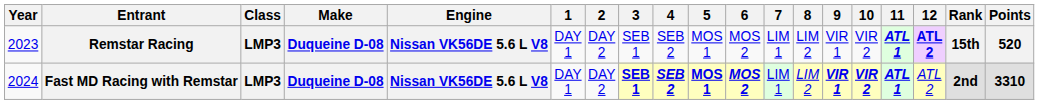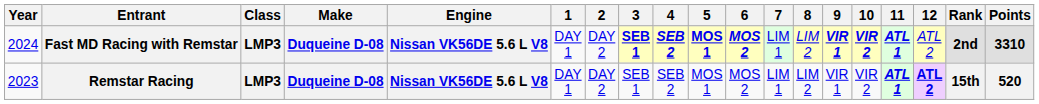rows swapped: (141, 44) <-> (141, 81)
